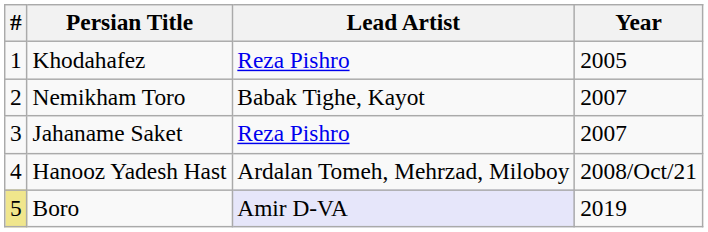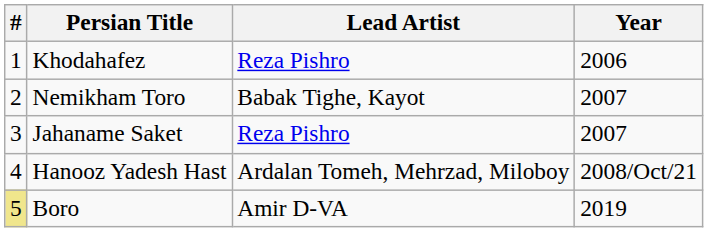(603, 60) 2005 -> (603, 60) 2006
(293, 208) lavender background -> (293, 208) no background
